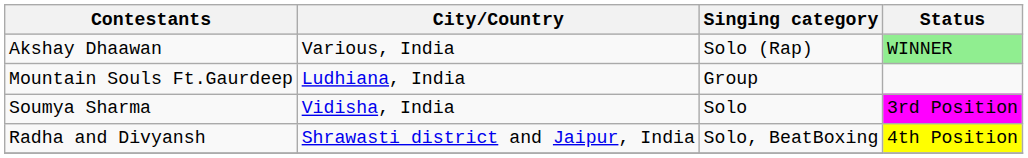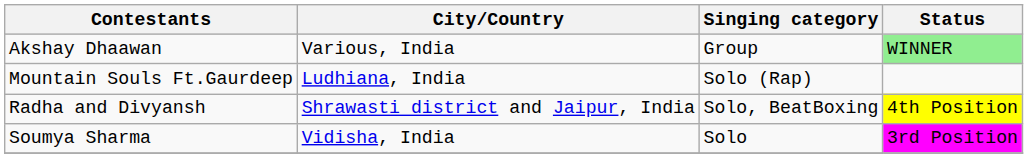(758, 49) Solo (Rap) -> (731, 49) Group
(731, 79) Group -> (758, 79) Solo (Rap)
rows swapped: (80, 109) <-> (107, 138)
